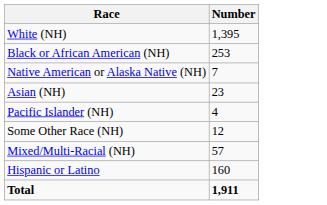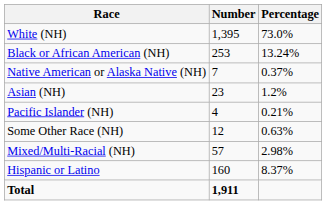+ column: (290, 14)
